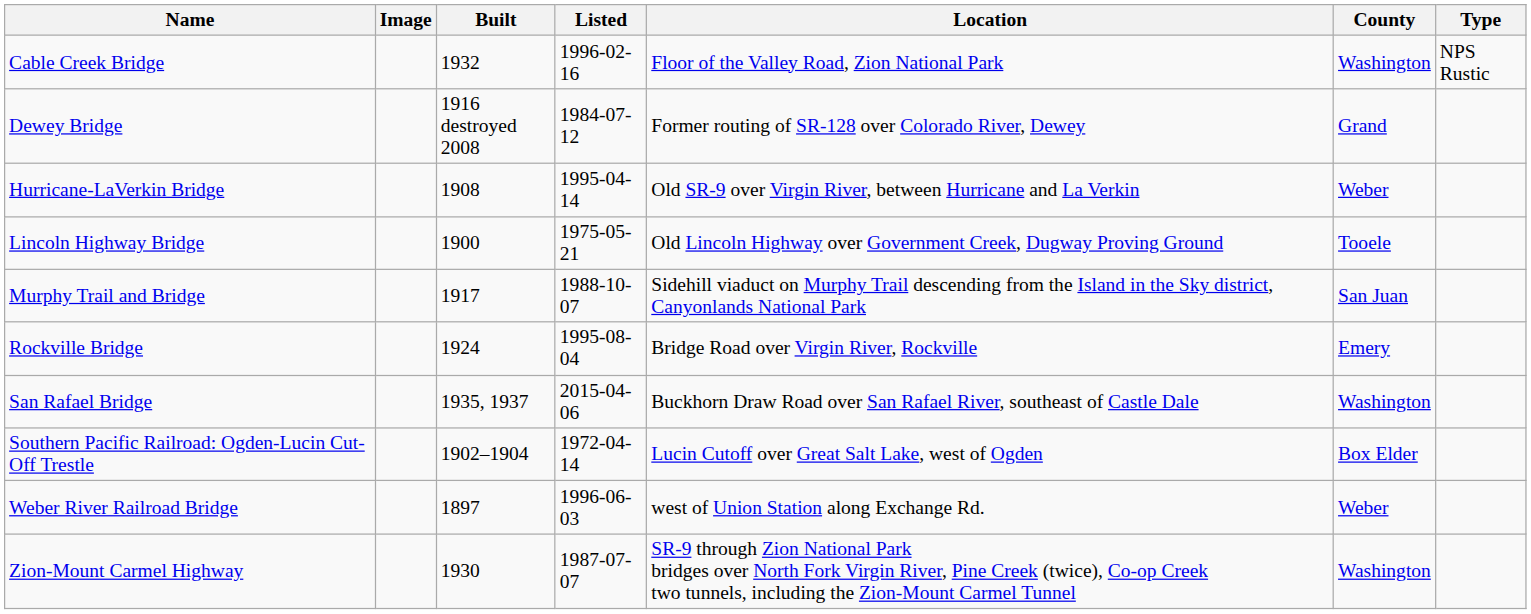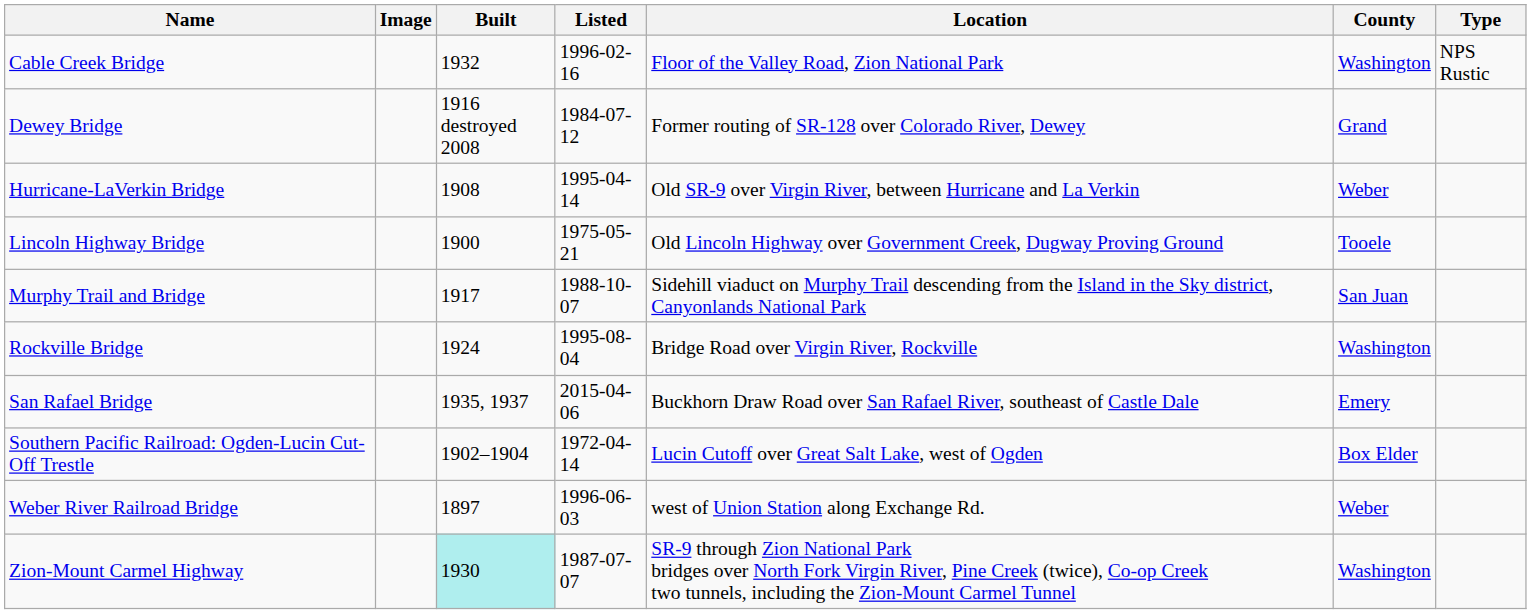(1364, 348) Emery -> (1384, 348) Washington
(1384, 401) Washington -> (1364, 401) Emery
(460, 571) no background -> (460, 571) paleturquoise background
